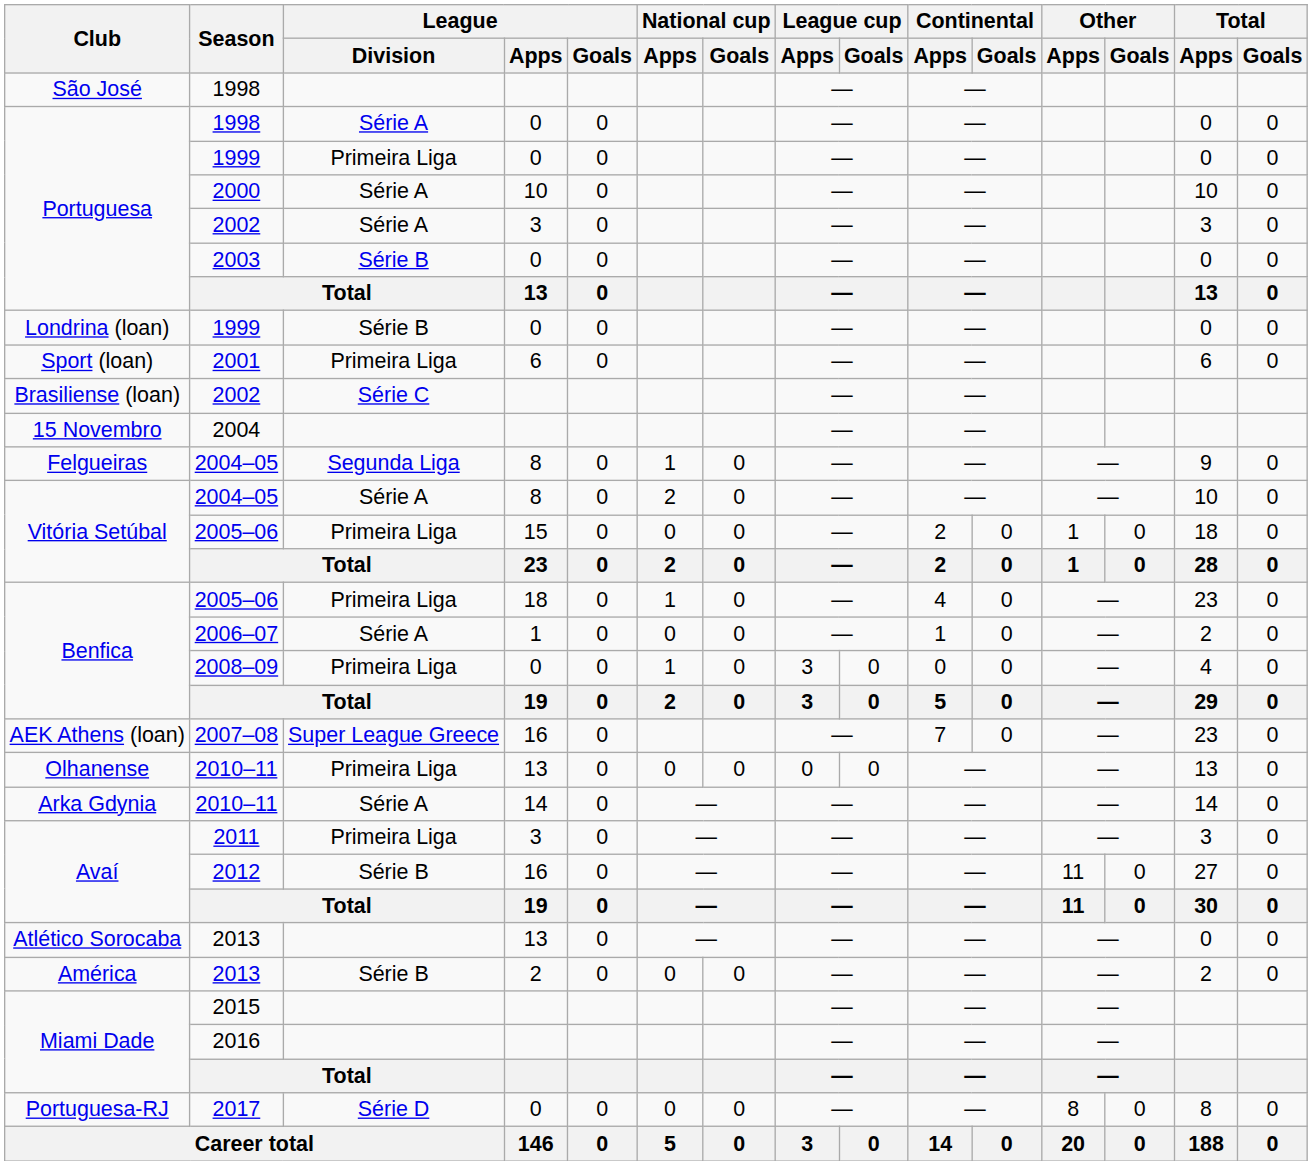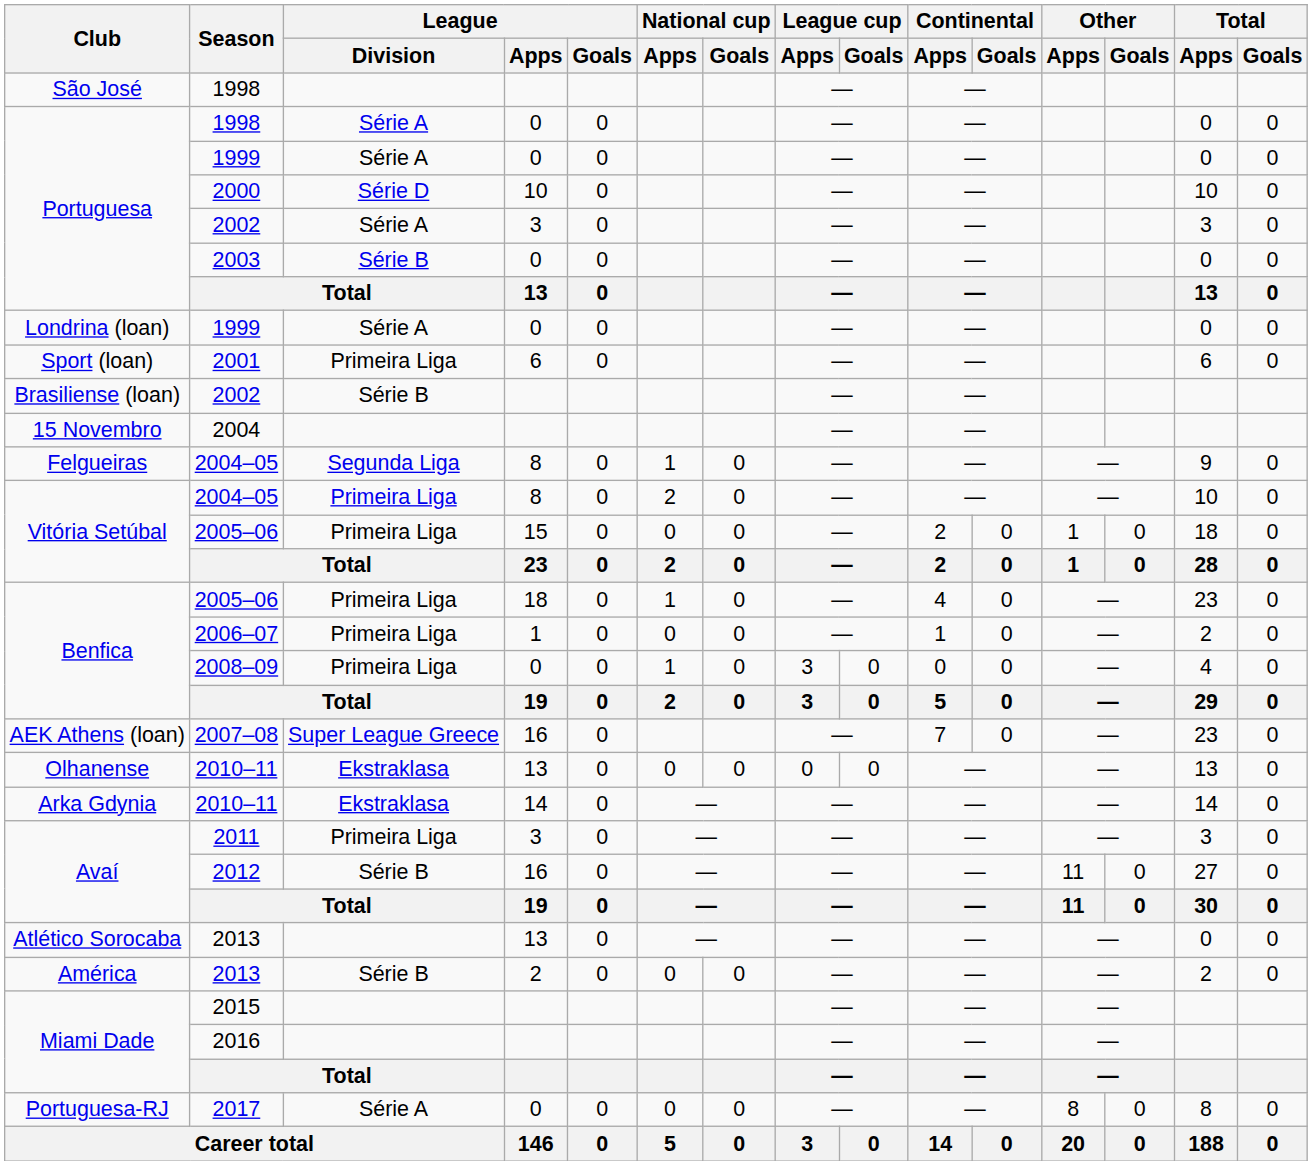(394, 157) Primeira Liga -> (394, 157) Série A
(394, 191) Série A -> (394, 191) Série D
(394, 327) Série B -> (394, 327) Série A
(394, 395) Série C -> (394, 395) Série B
(394, 497) Série A -> (394, 497) Primeira Liga
(394, 633) Série A -> (394, 633) Primeira Liga
(394, 769) Primeira Liga -> (394, 769) Ekstraklasa
(394, 803) Série A -> (394, 803) Ekstraklasa
(394, 1109) Série D -> (394, 1109) Série A
